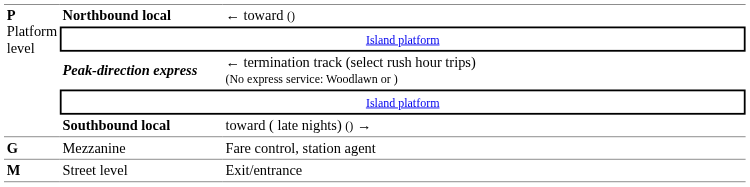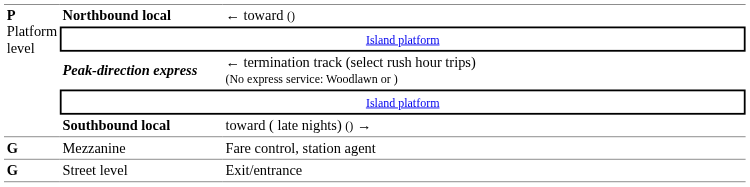(13, 170) M -> (12, 170) G
